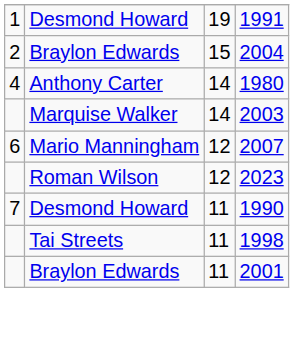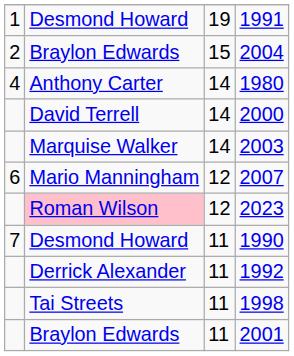+ row: (262, 114)
(94, 177) no background -> (94, 209) pink background
+ row: (262, 271)
